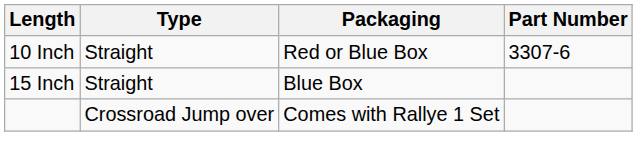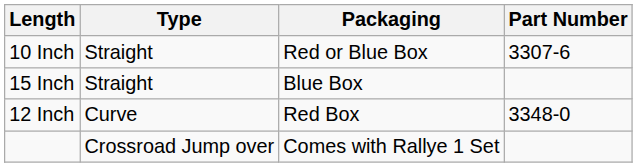+ row: (42, 114)
